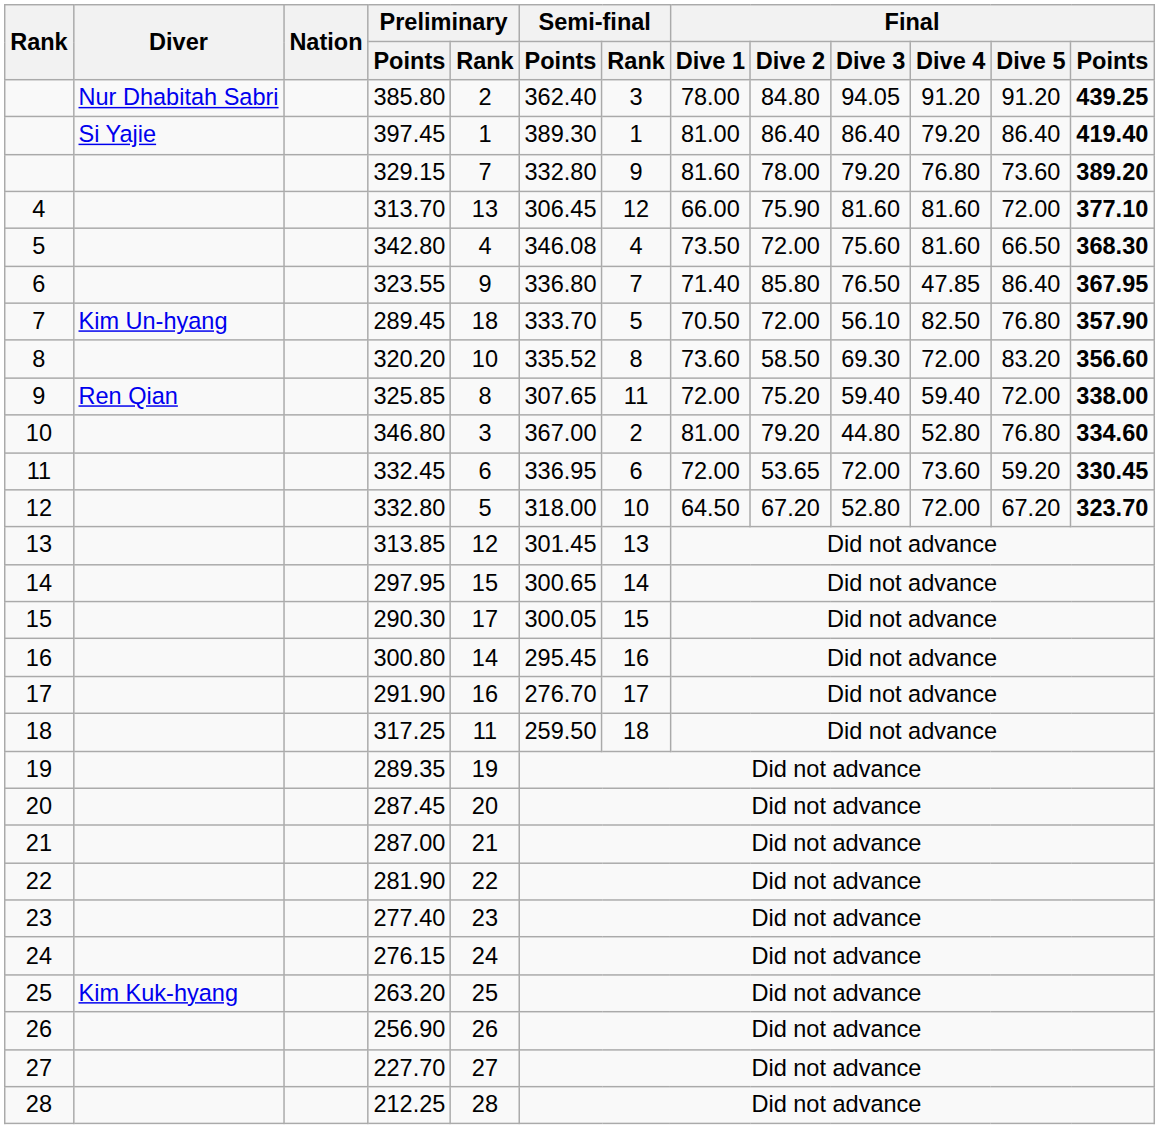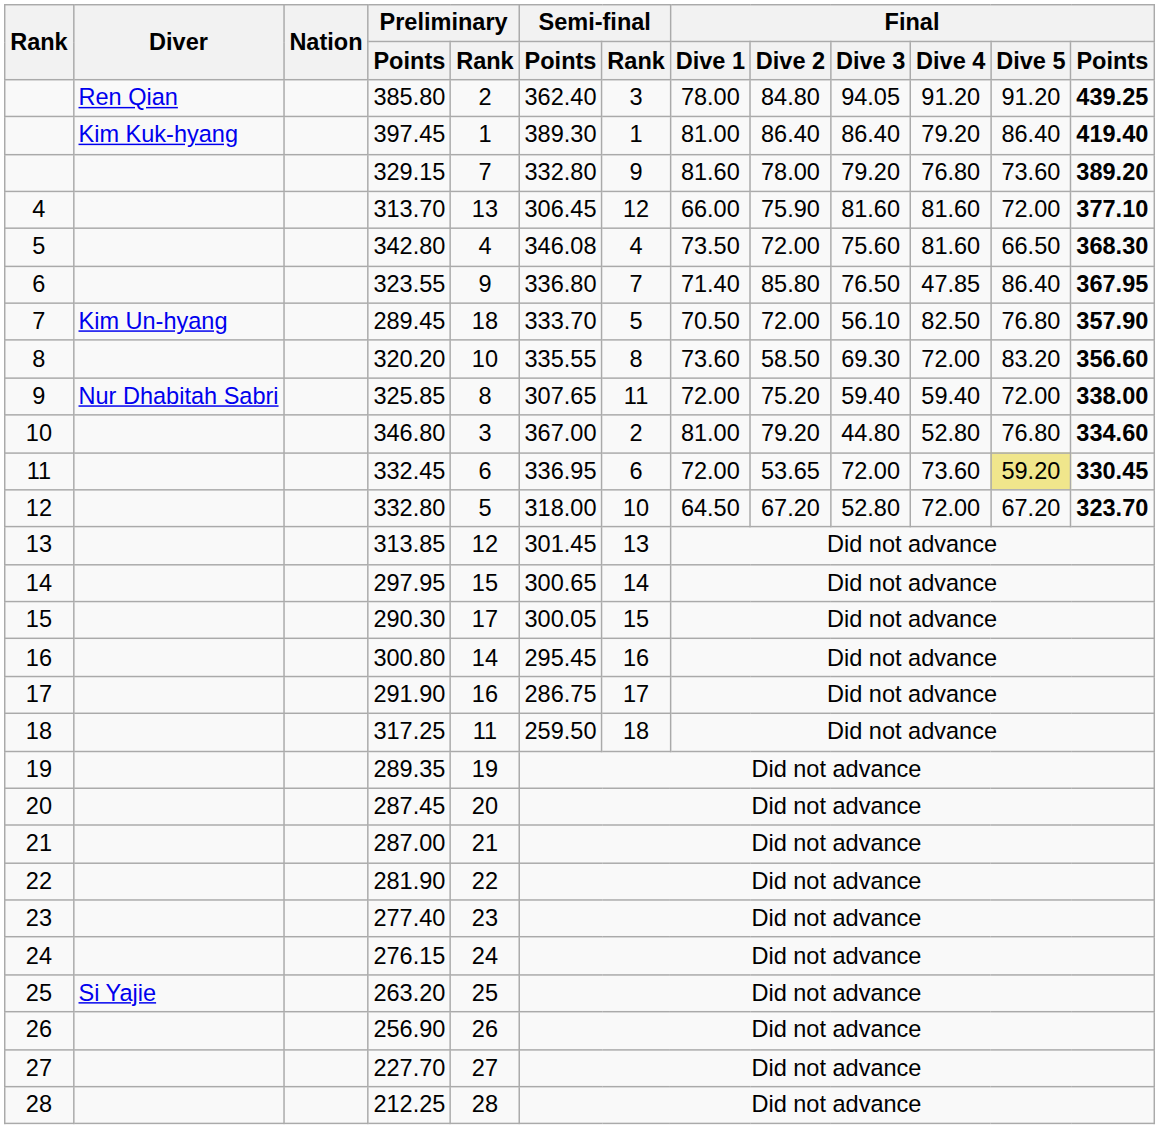(179, 97) Nur Dhabitah Sabri -> (128, 97) Ren Qian
(117, 135) Si Yajie -> (158, 135) Kim Kuk-hyang
(561, 358) 335.52 -> (561, 358) 335.55
(128, 396) Ren Qian -> (179, 396) Nur Dhabitah Sabri
(1031, 470) no background -> (1031, 470) khaki background
(561, 694) 276.70 -> (561, 694) 286.75
(158, 992) Kim Kuk-hyang -> (117, 992) Si Yajie
